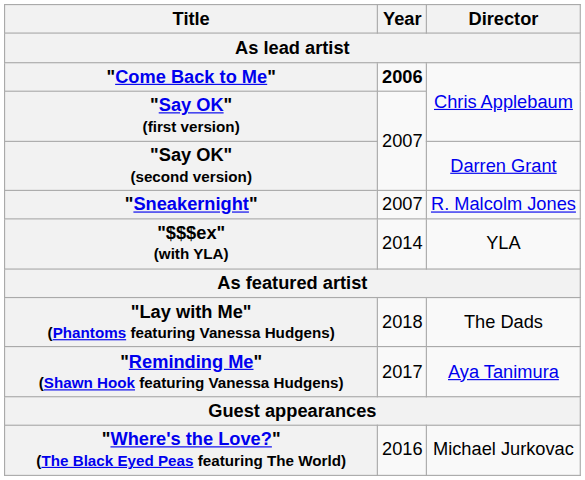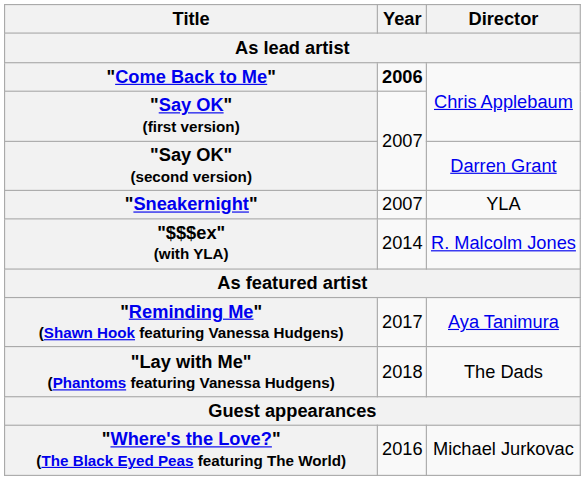(503, 204) R. Malcolm Jones -> (503, 204) YLA
(503, 243) YLA -> (503, 243) R. Malcolm Jones
rows swapped: (191, 371) <-> (191, 322)
